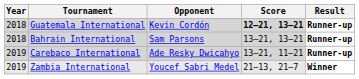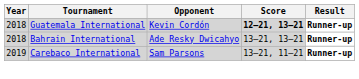(177, 39) Sam Parsons -> (194, 39) Ade Resky Dwicahyo
(194, 53) Ade Resky Dwicahyo -> (177, 53) Sam Parsons
- row: (80, 67)
